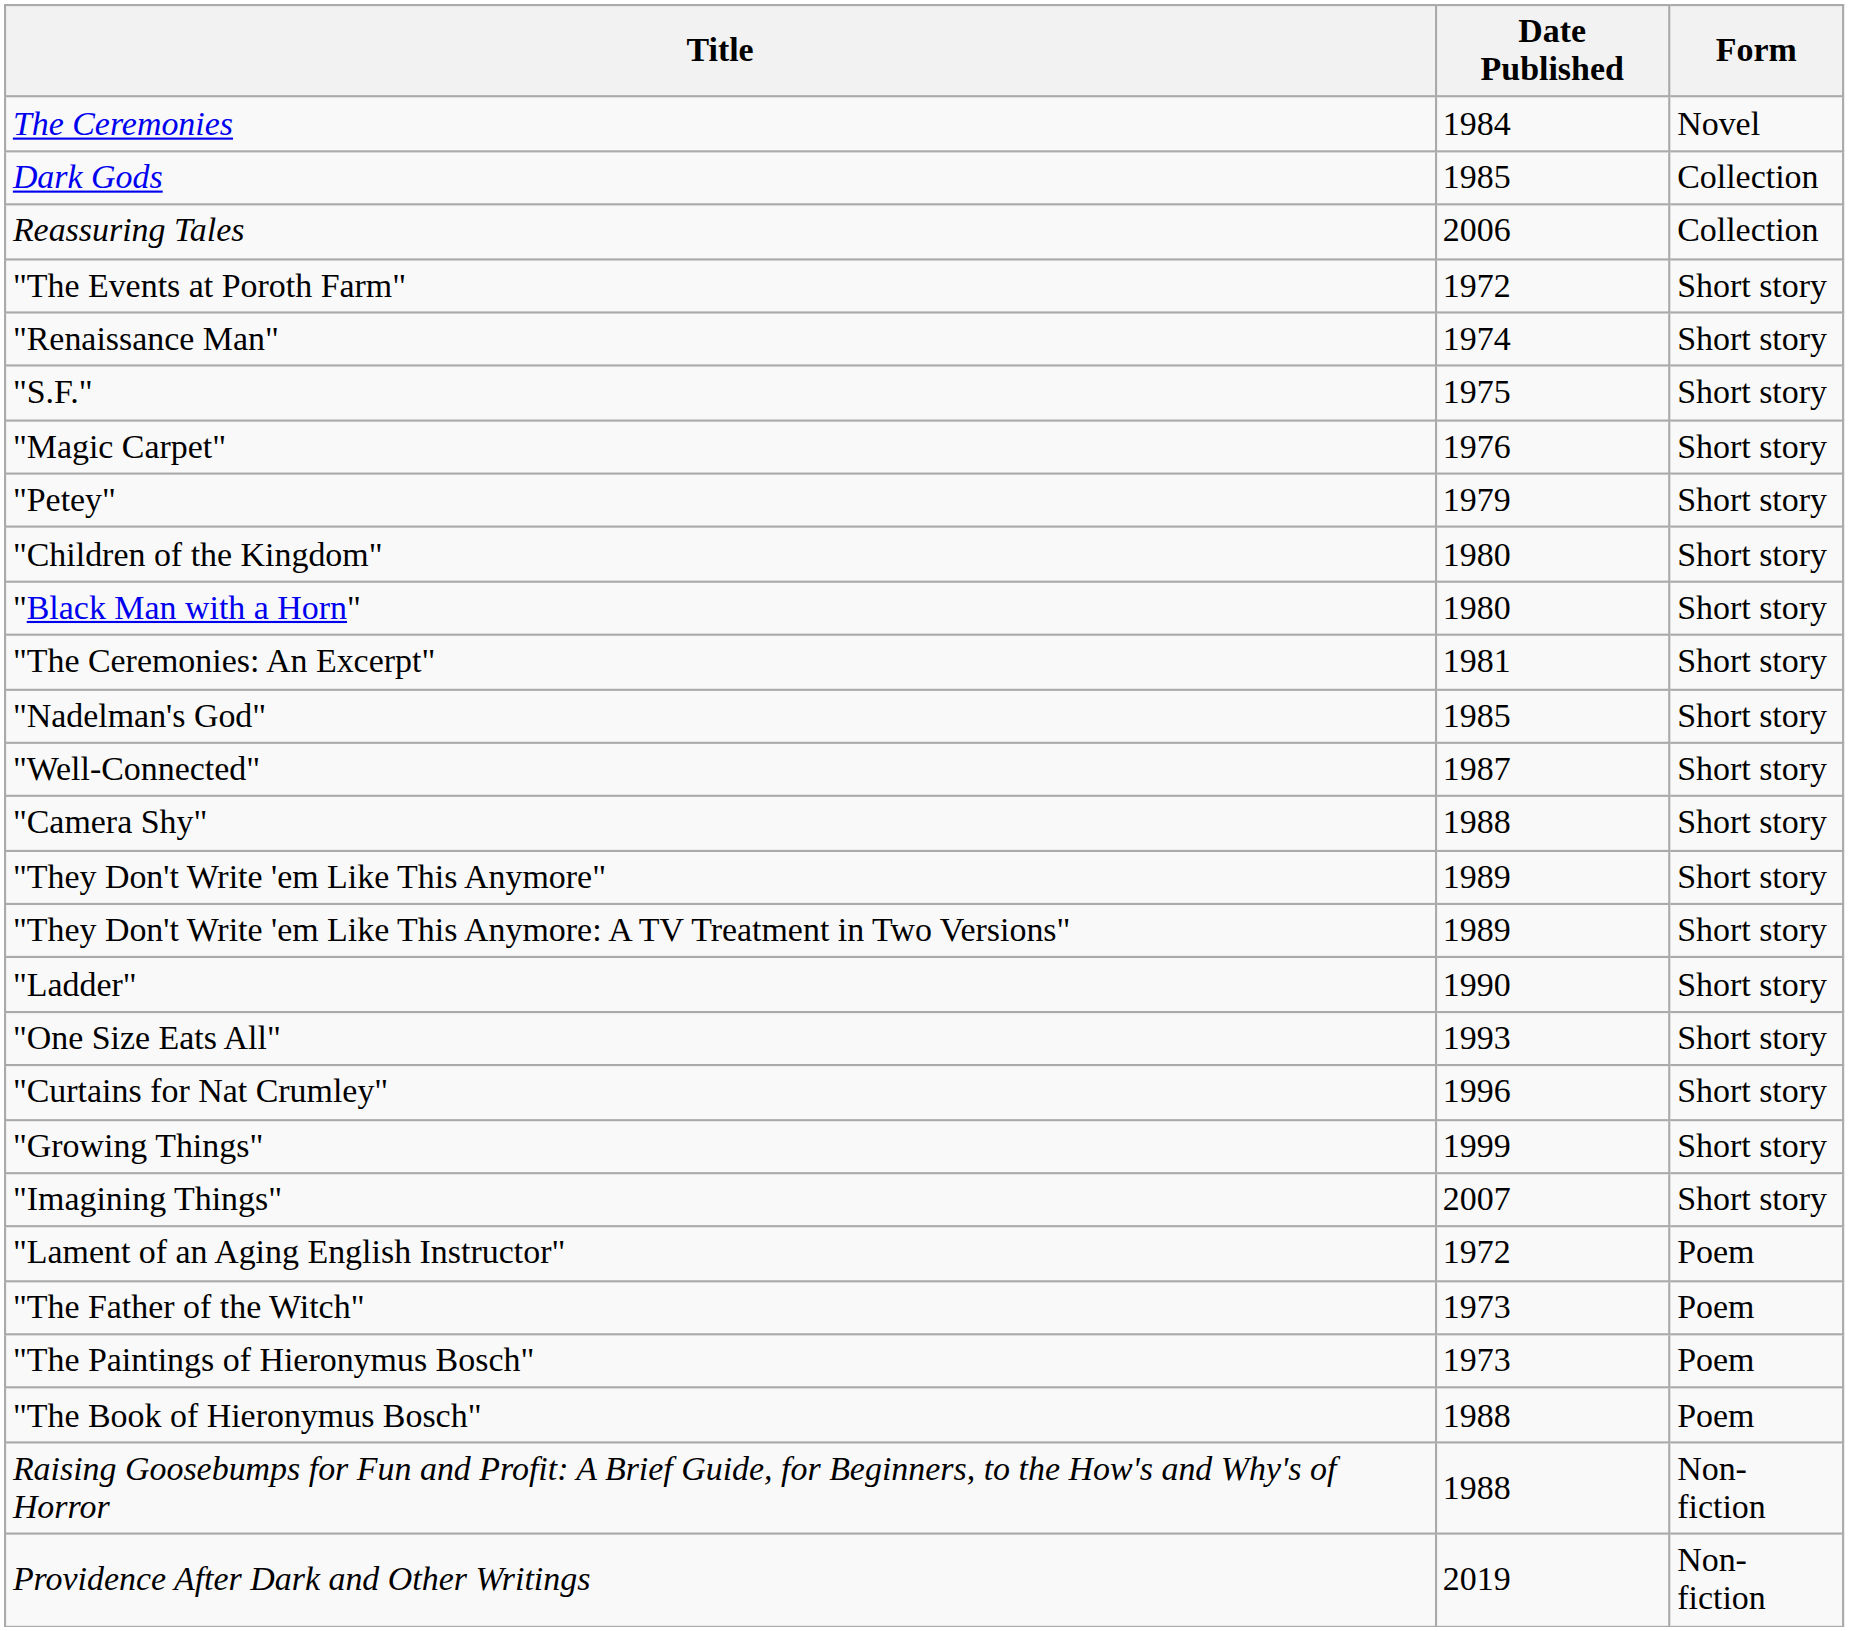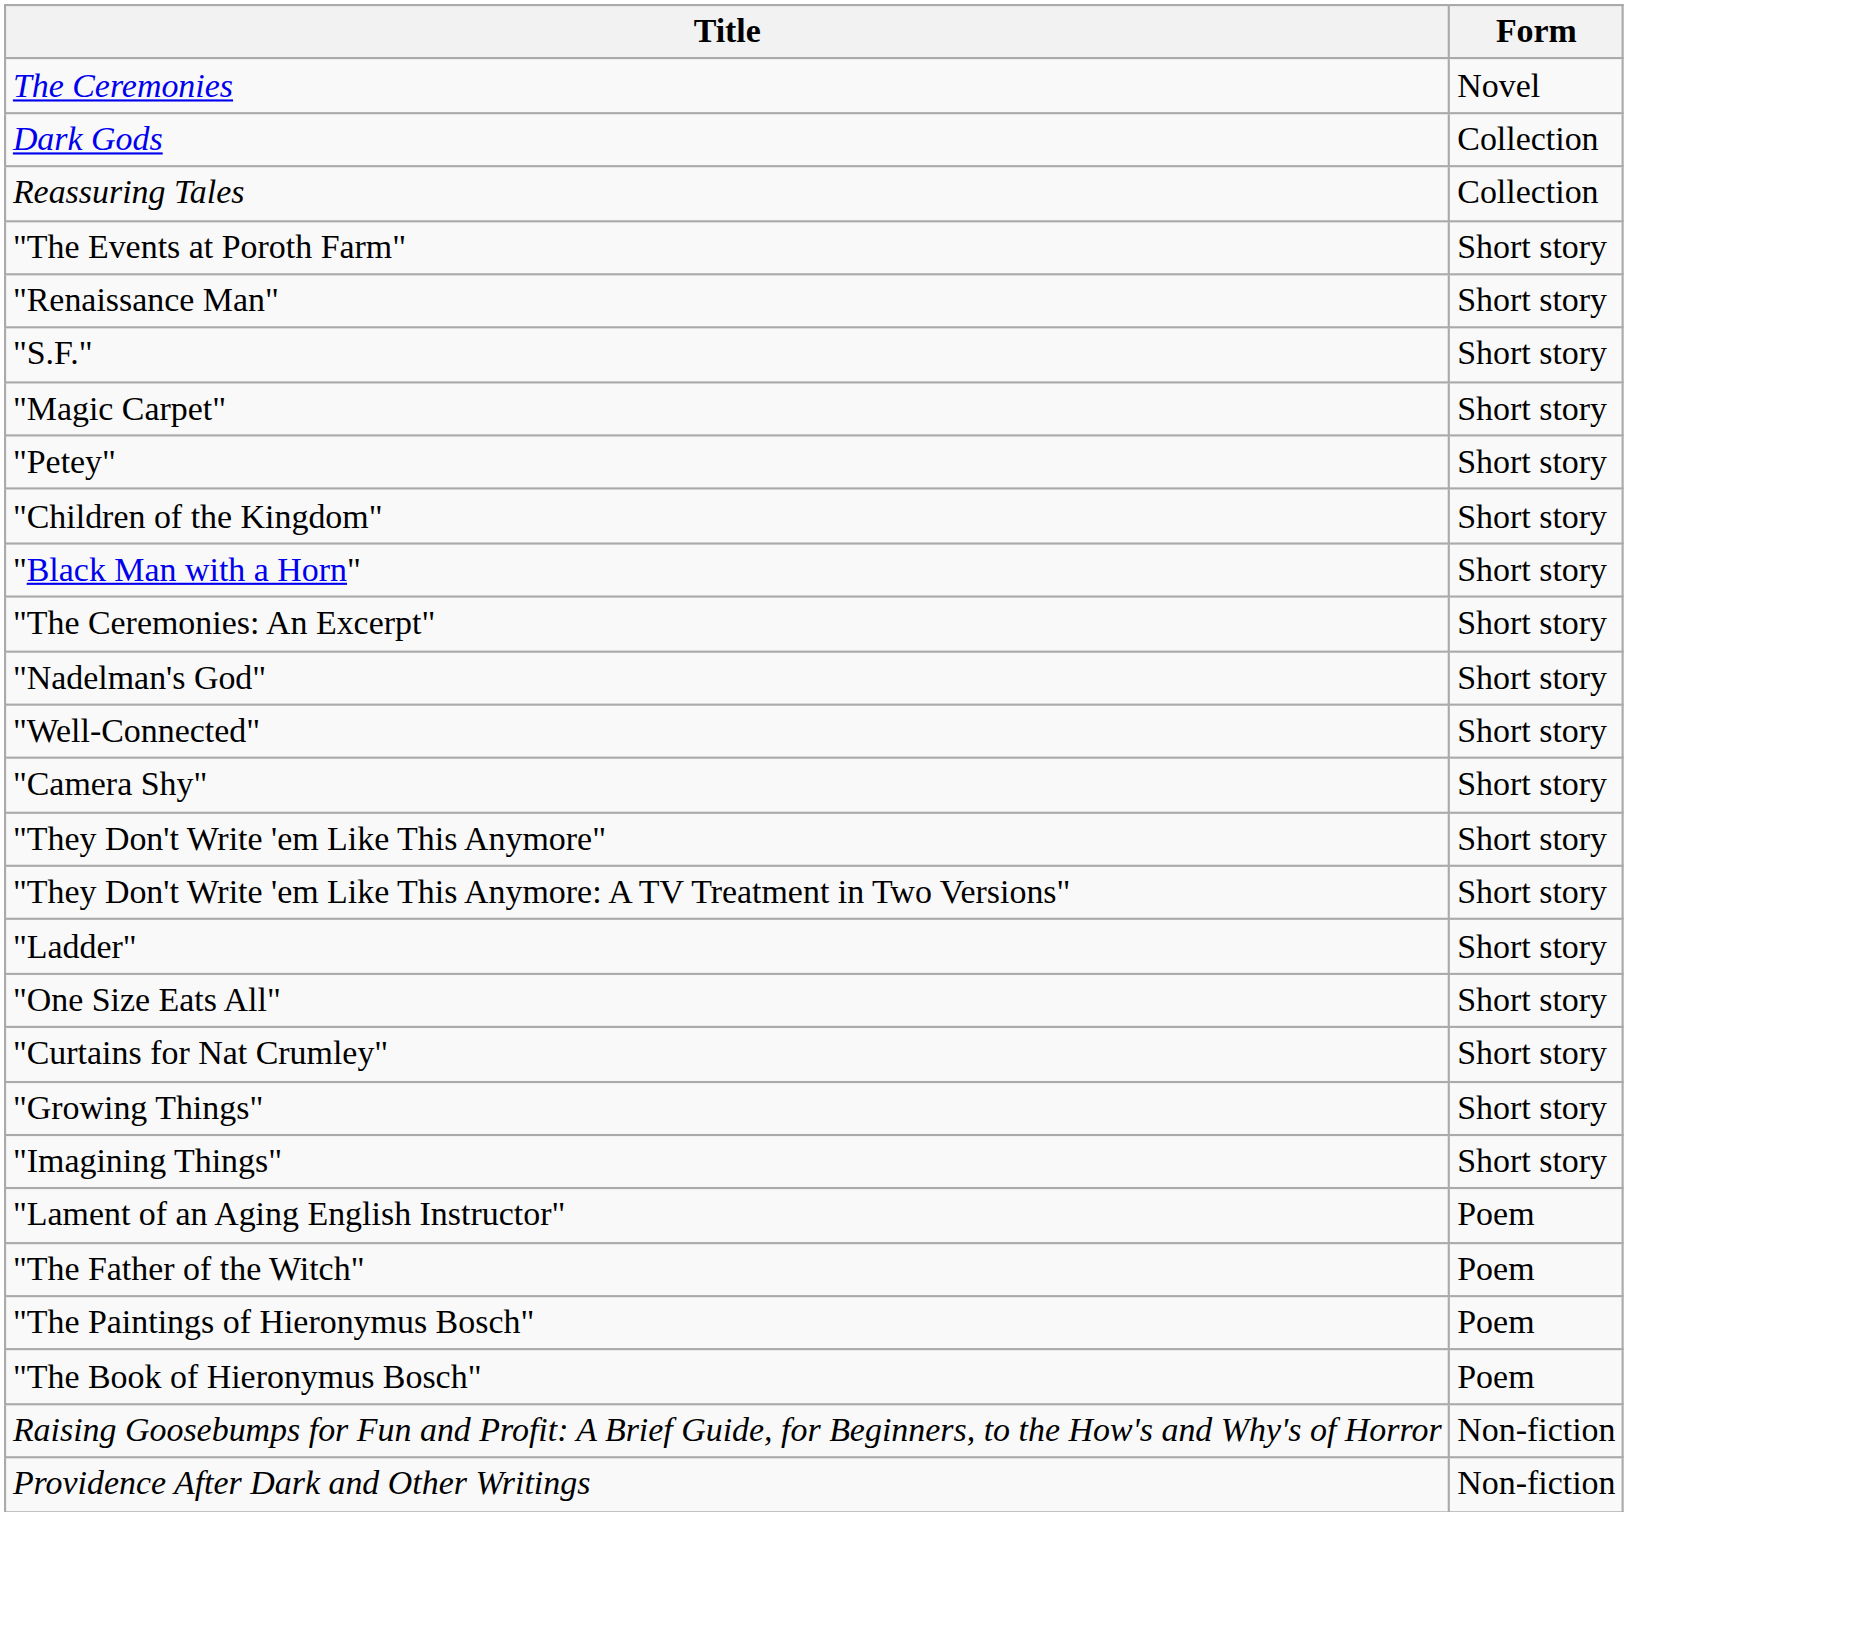- column: (1552, 50)
